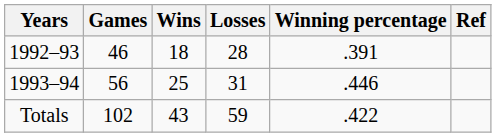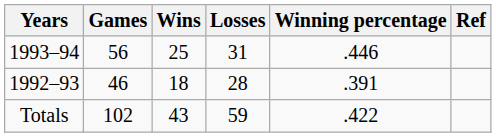rows swapped: (44, 52) <-> (44, 83)
